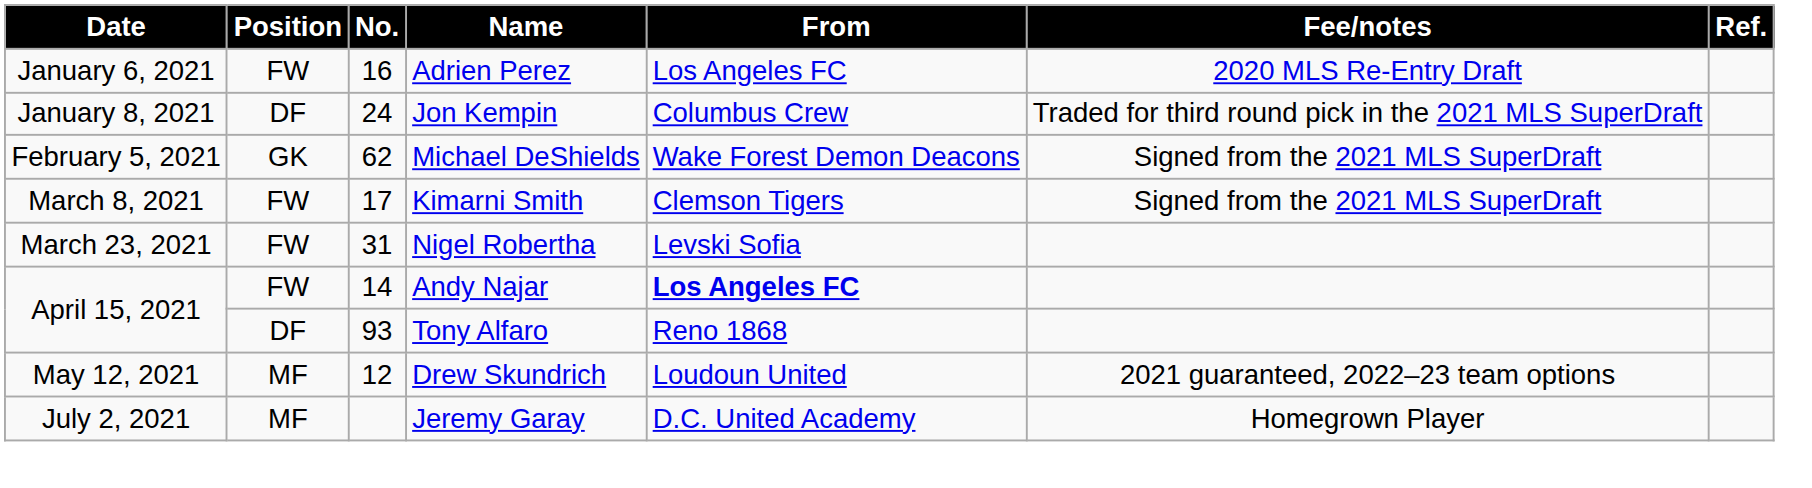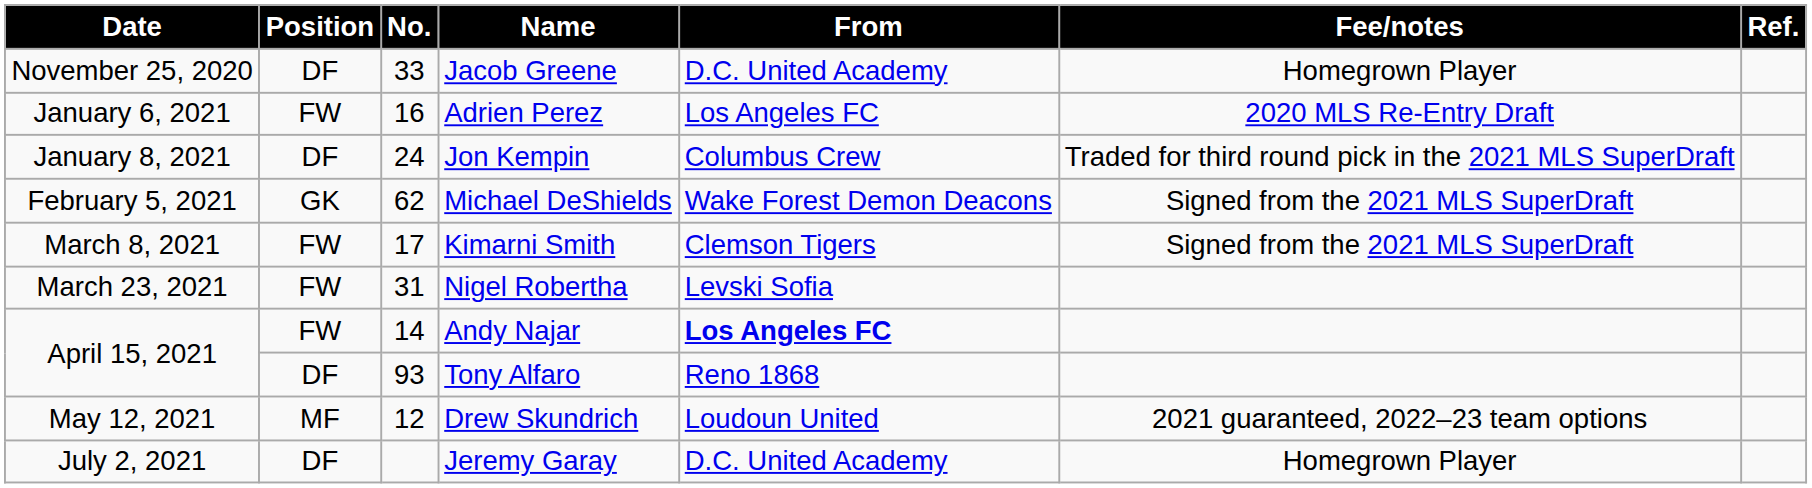+ row: (531, 71)
(288, 418) MF -> (320, 462) DF
